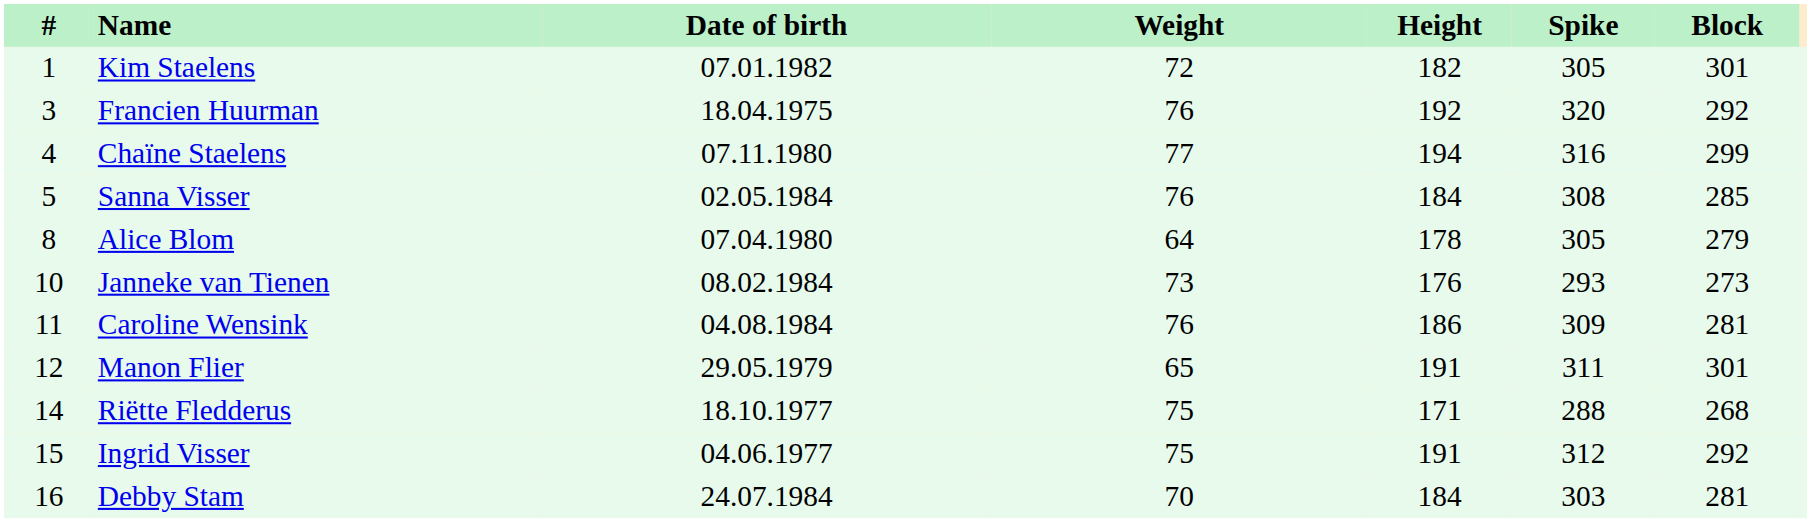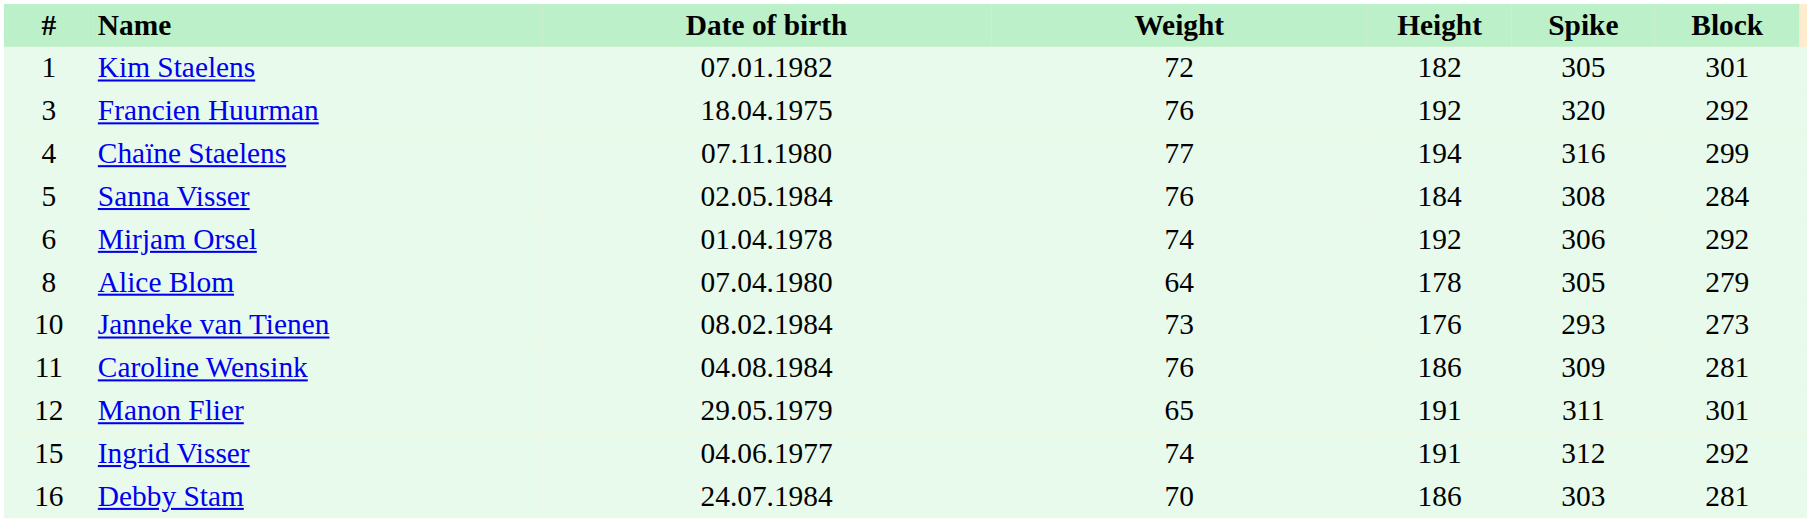(1727, 196) 285 -> (1727, 196) 284
+ row: (177, 239)
- row: (194, 410)
(1179, 453) 75 -> (1179, 453) 74
(1440, 496) 184 -> (1440, 496) 186
